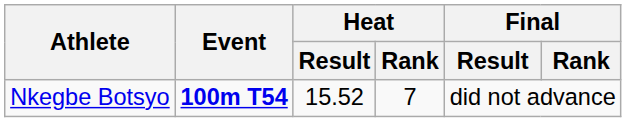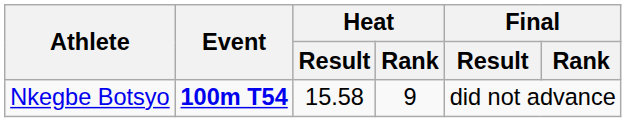(335, 97) 15.52 -> (335, 97) 15.58
(410, 97) 7 -> (410, 97) 9
